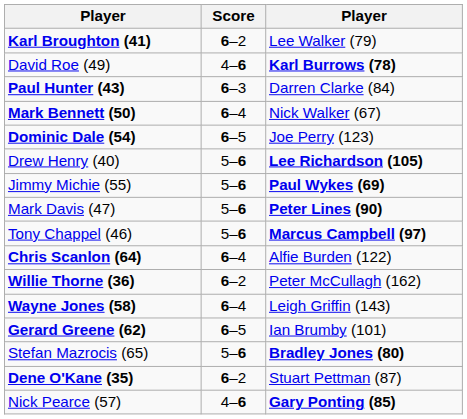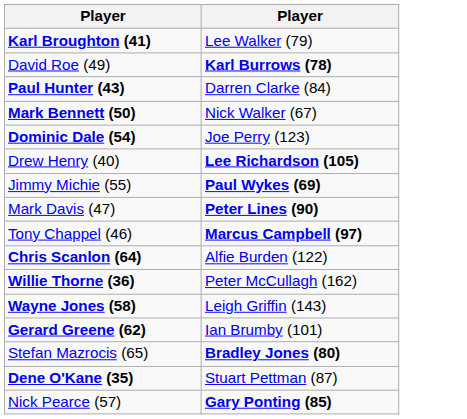- column: (233, 16)
